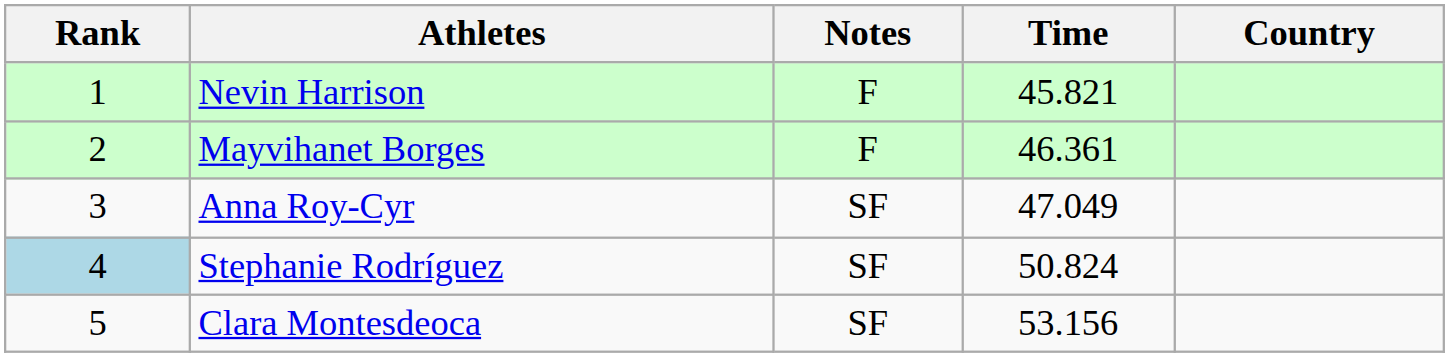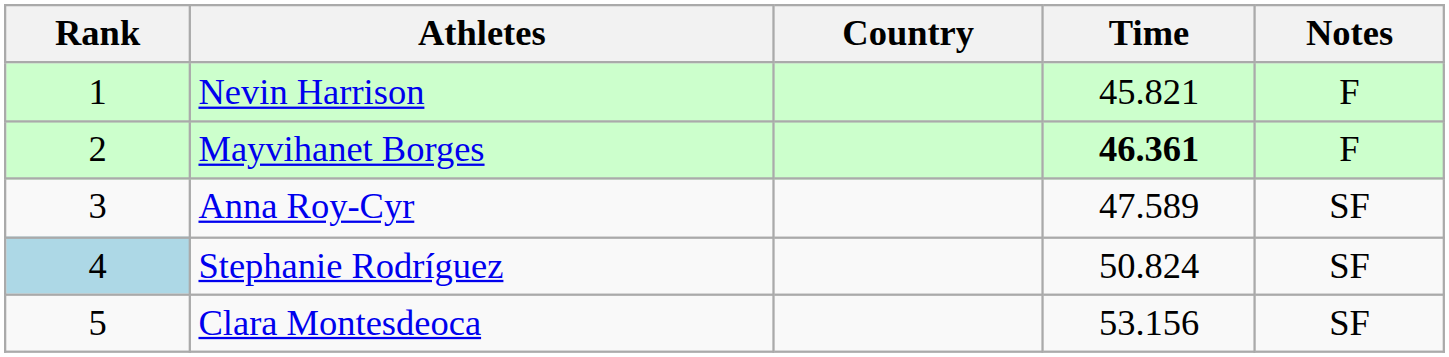columns swapped: (1309, 33) <-> (868, 33)
(1068, 149) normal -> (1149, 149) bold
(1068, 206) 47.049 -> (1149, 206) 47.589
